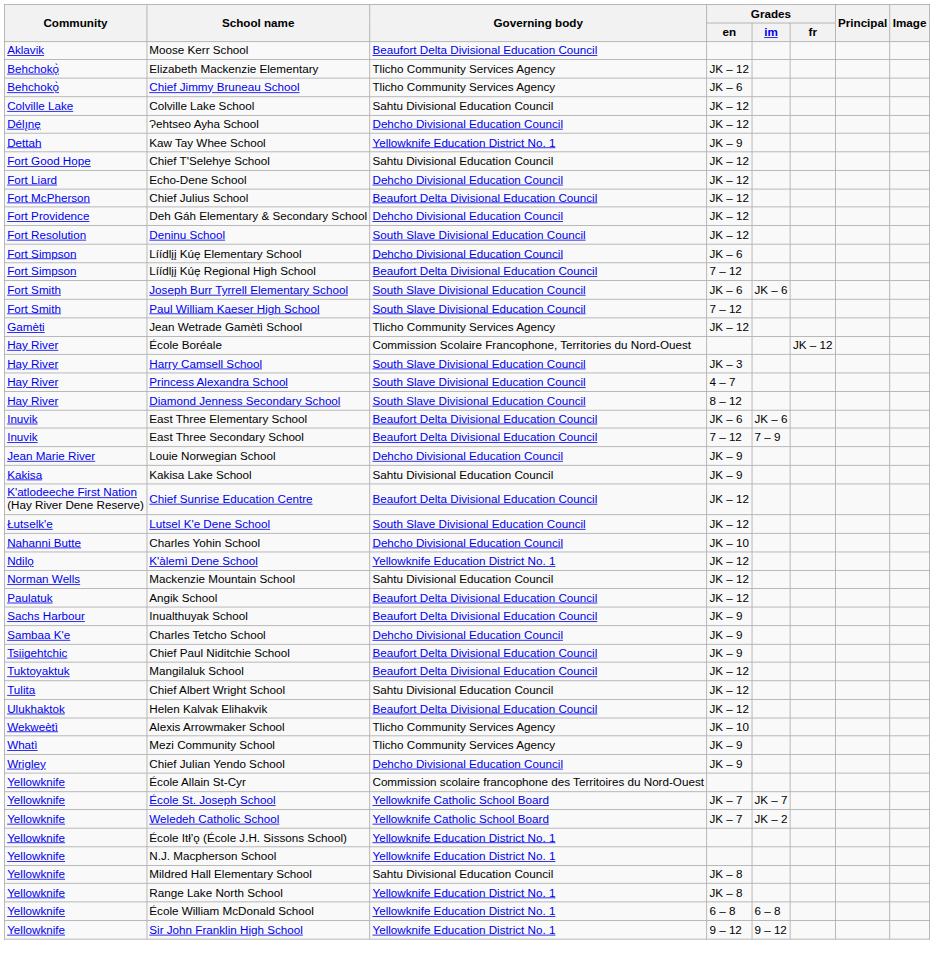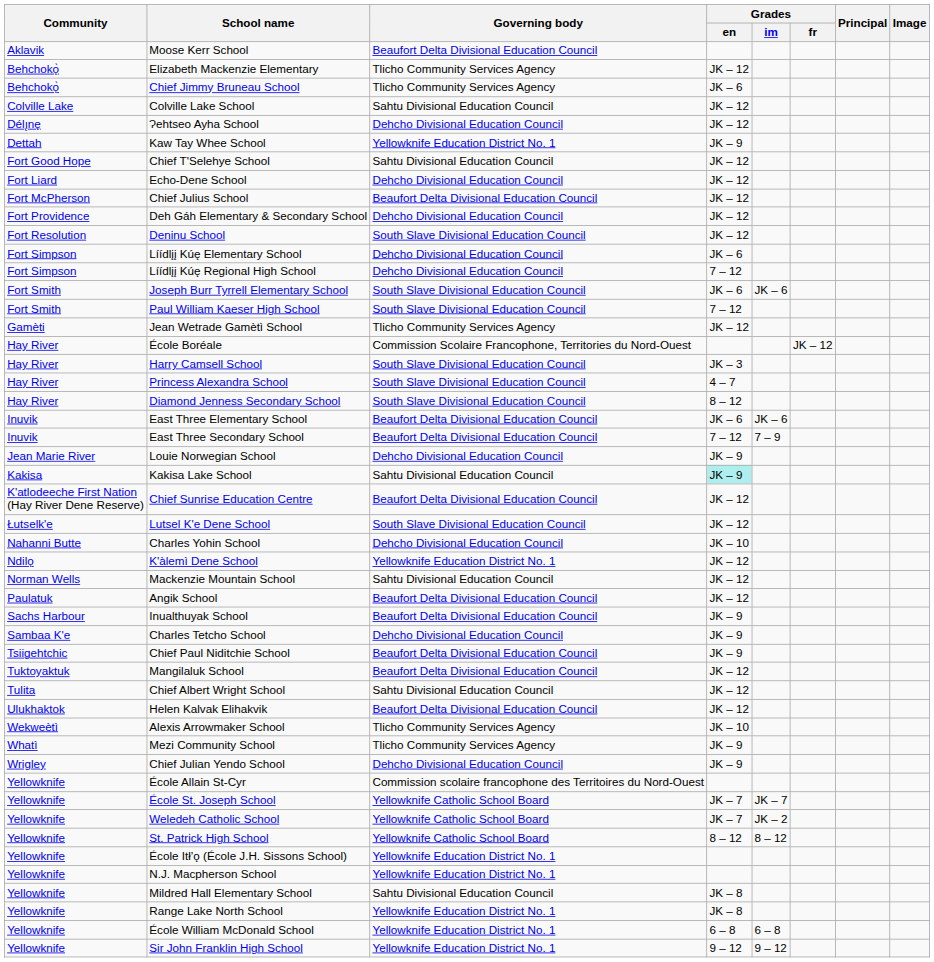(485, 272) Beaufort Delta Divisional Education Council -> (468, 272) Dehcho Divisional Education Council
(726, 475) no background -> (726, 475) paleturquoise background
+ row: (209, 838)
